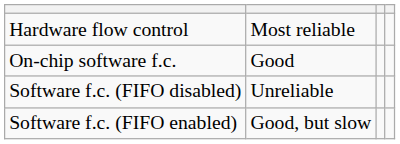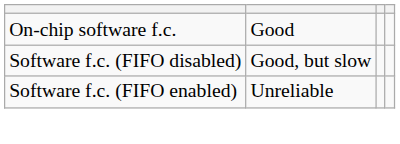- row: (99, 29)
(292, 91) Unreliable -> (311, 60) Good, but slow
(311, 122) Good, but slow -> (292, 91) Unreliable
